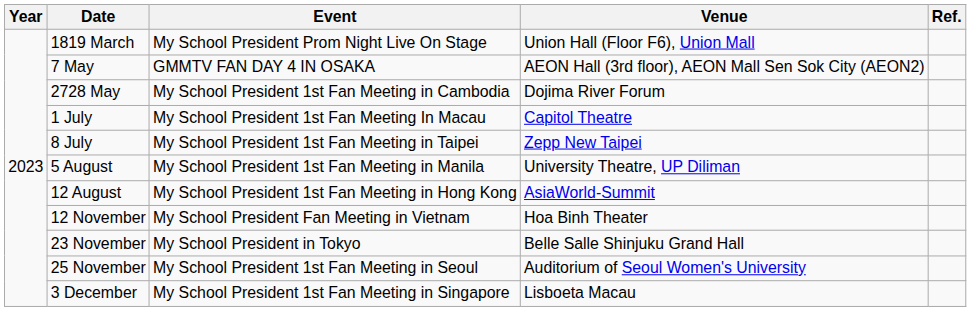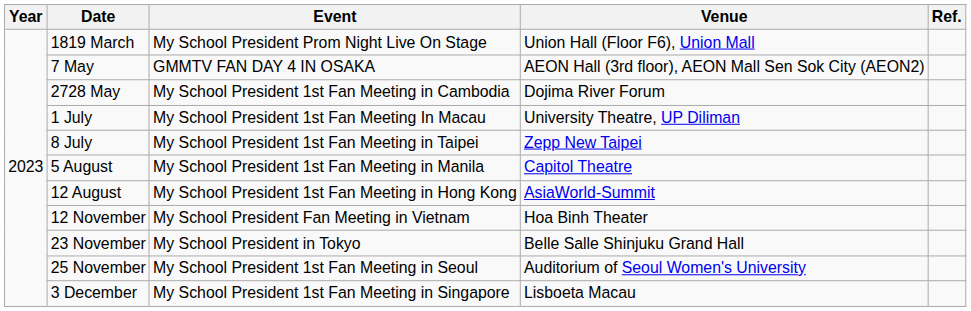(578, 117) Capitol Theatre -> (632, 117) University Theatre, UP Diliman
(632, 167) University Theatre, UP Diliman -> (578, 167) Capitol Theatre
